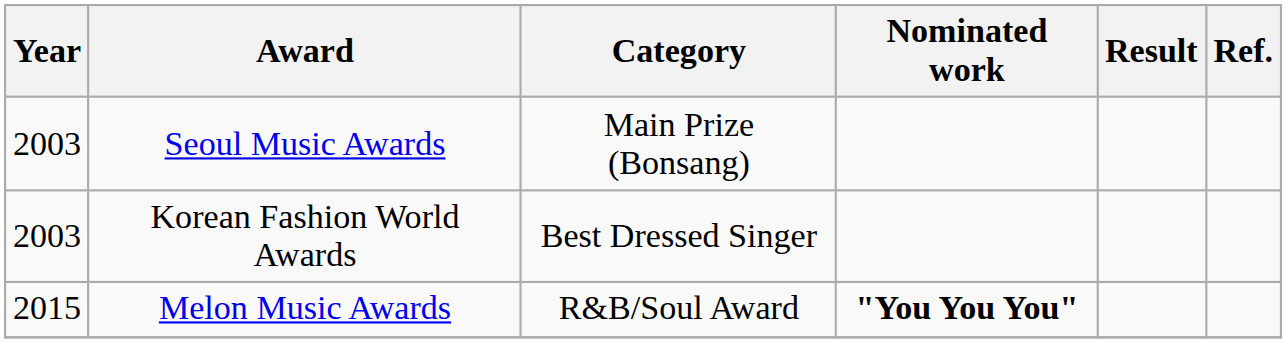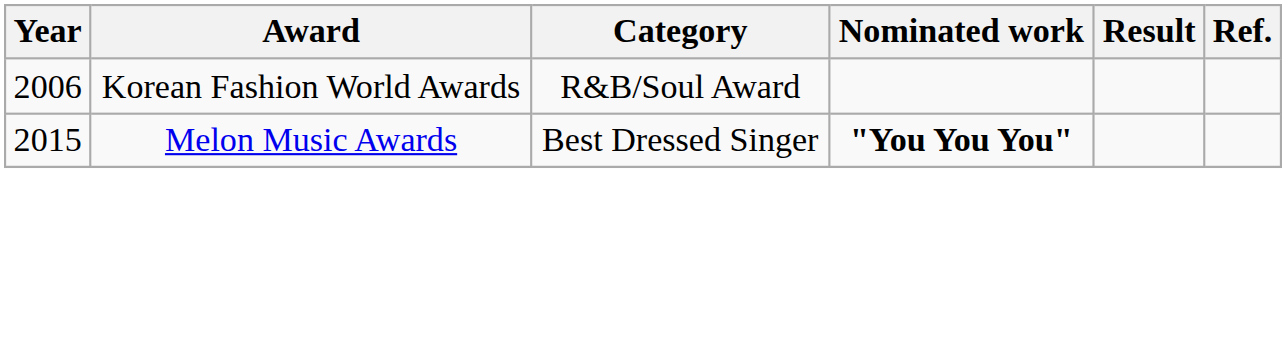- row: (305, 143)
(47, 235) 2003 -> (48, 85) 2006
(679, 235) Best Dressed Singer -> (680, 85) R&B/Soul Award
(679, 308) R&B/Soul Award -> (680, 139) Best Dressed Singer
